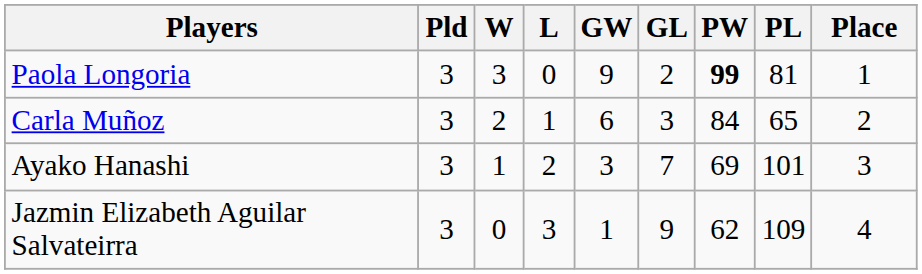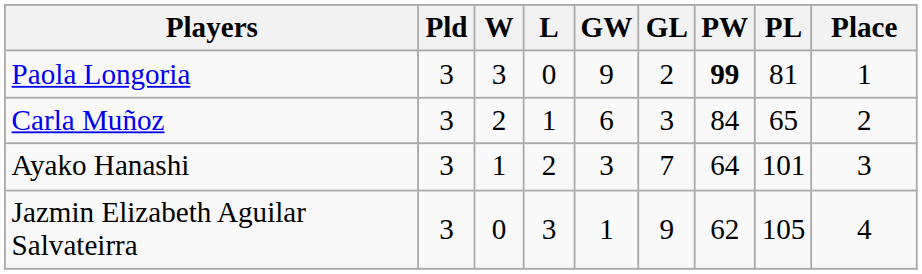(725, 166) 69 -> (725, 166) 64
(784, 228) 109 -> (784, 228) 105
